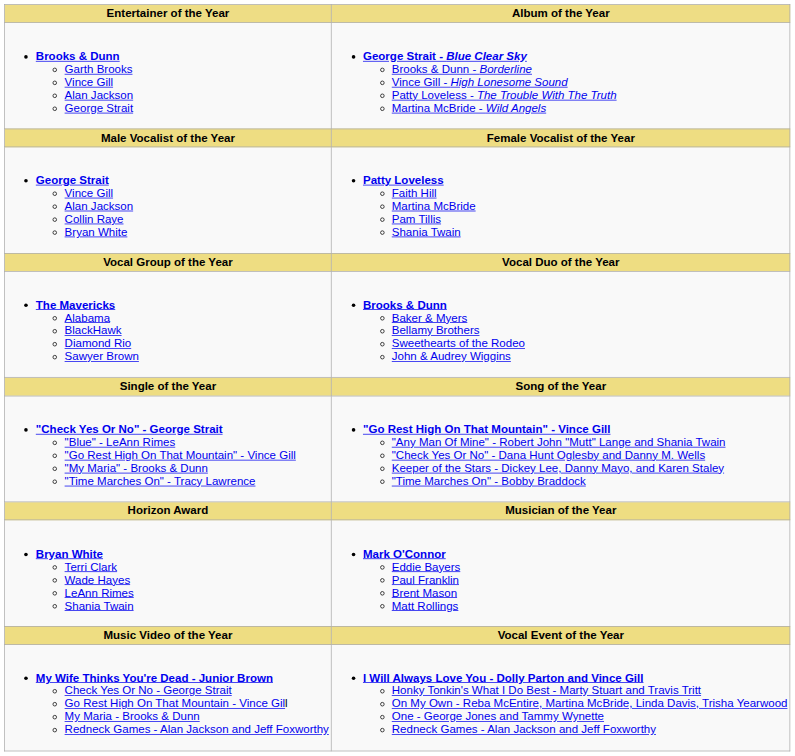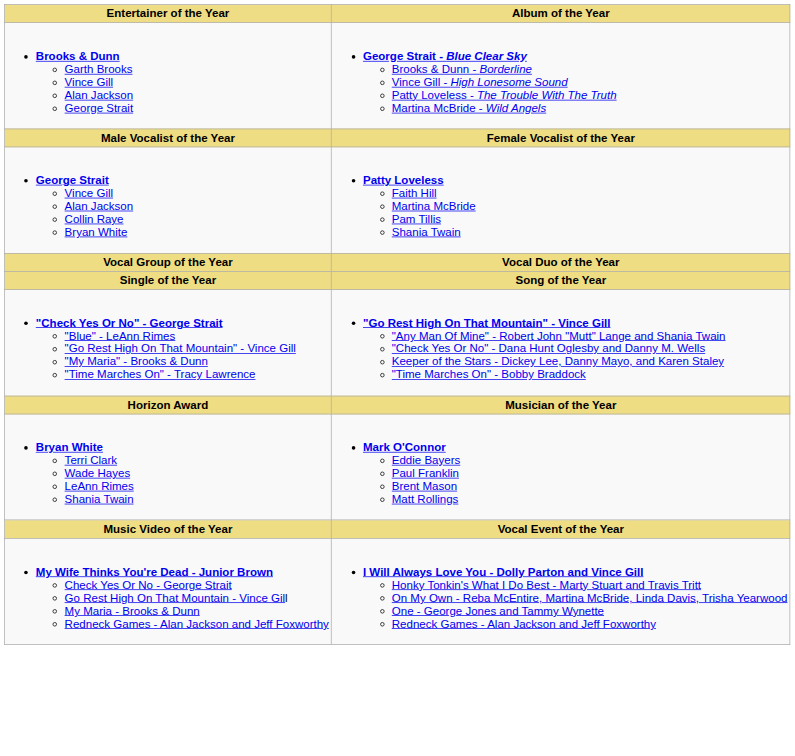- row: (168, 331)
